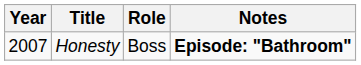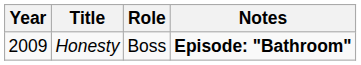(28, 45) 2007 -> (28, 45) 2009
